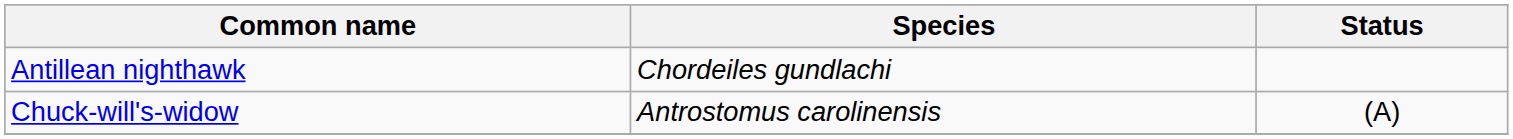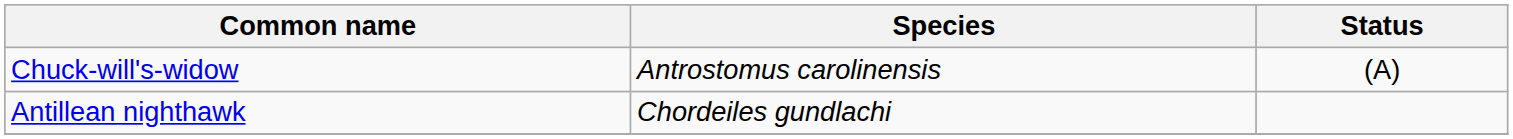rows swapped: (128, 69) <-> (125, 112)
